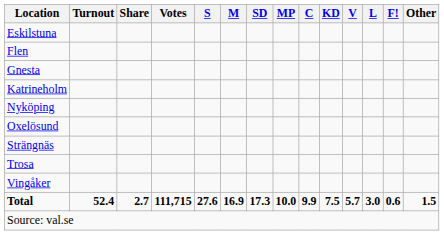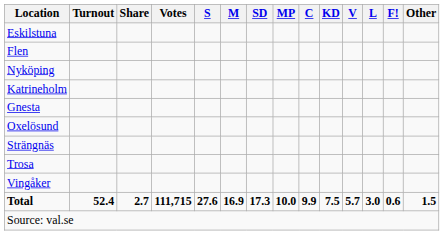rows swapped: (24, 70) <-> (31, 107)
